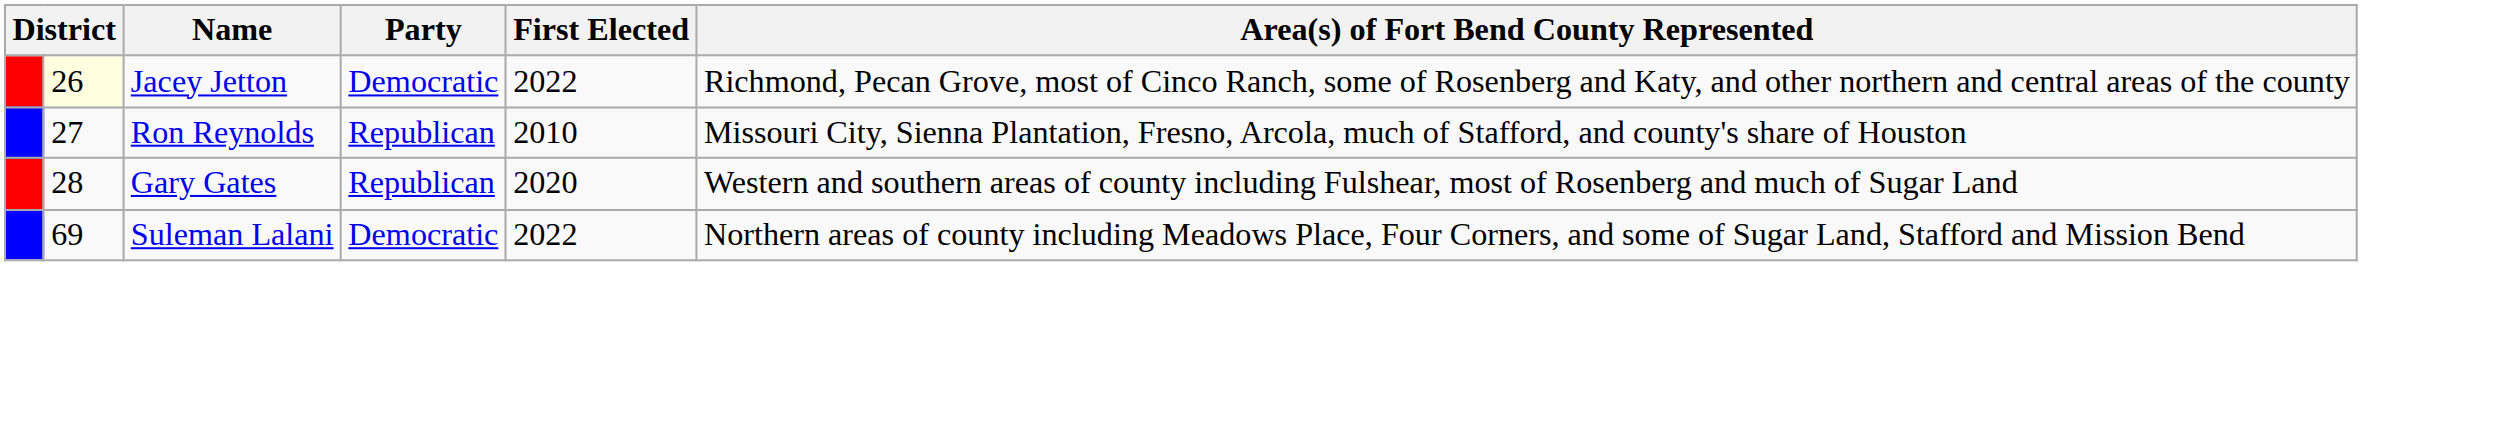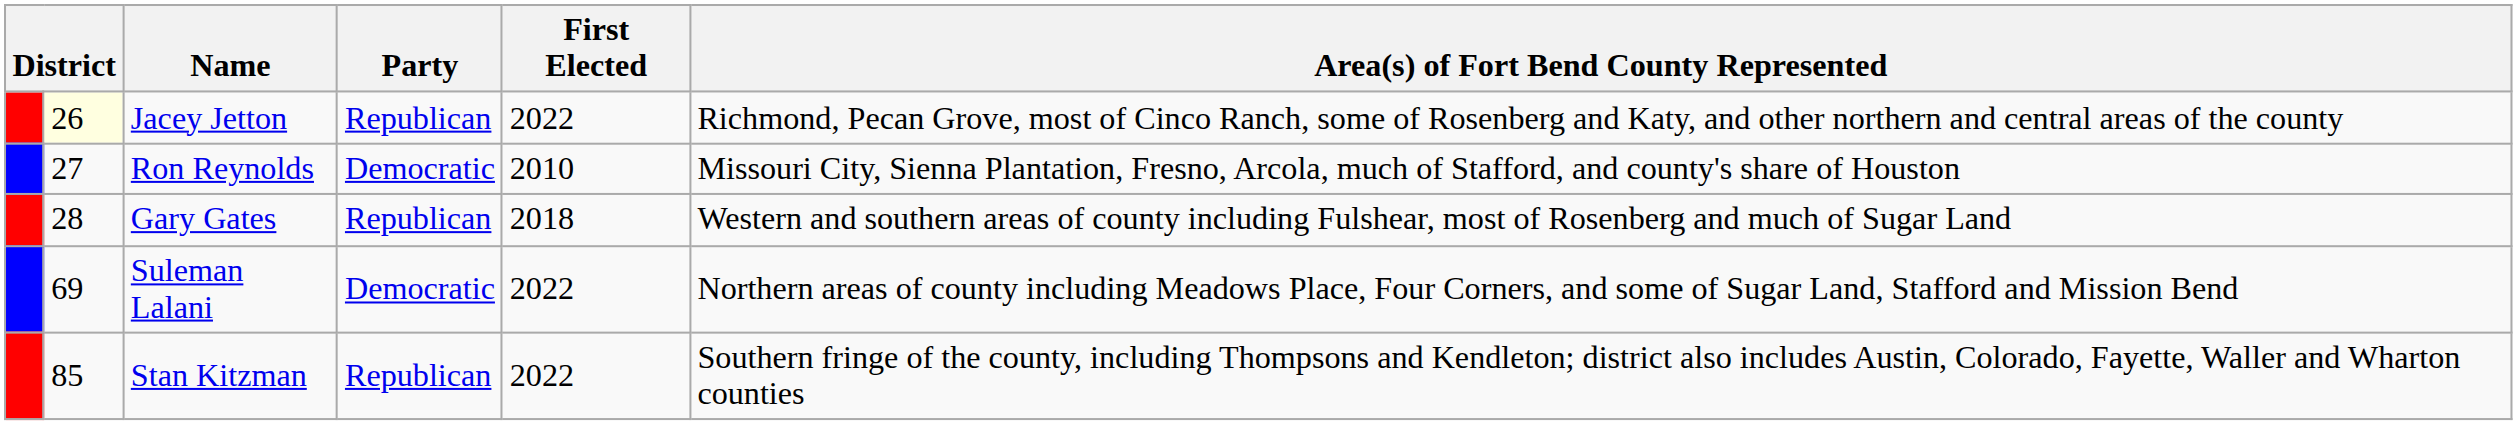(423, 81) Democratic -> (418, 117) Republican
(422, 132) Republican -> (420, 168) Democratic
(545, 183) 2020 -> (542, 219) 2018
+ row: (219, 375)
